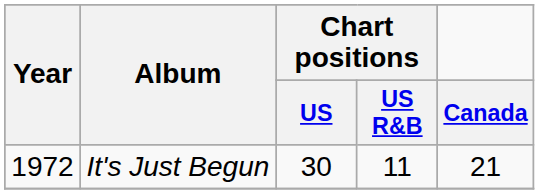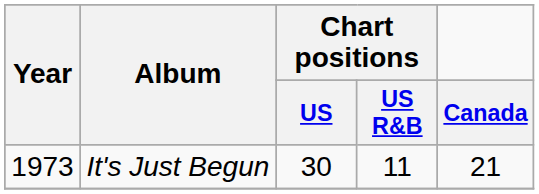(42, 166) 1972 -> (42, 166) 1973
